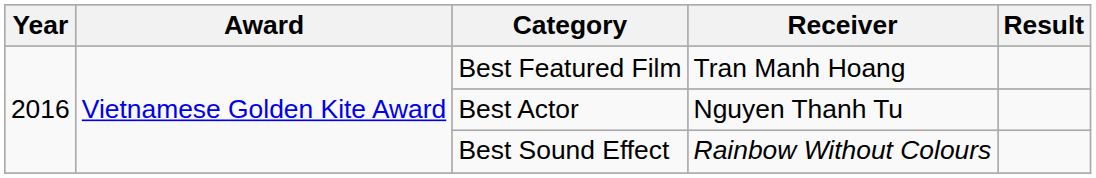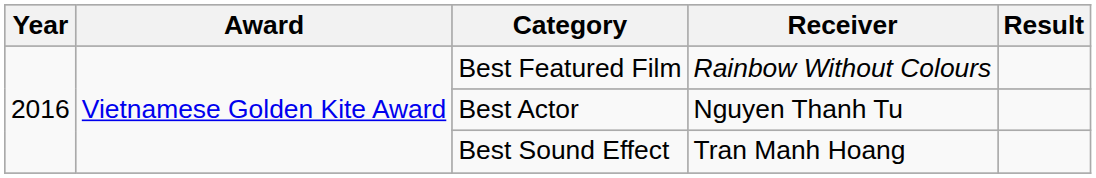(800, 67) Tran Manh Hoang -> (842, 67) Rainbow Without Colours
(842, 151) Rainbow Without Colours -> (800, 151) Tran Manh Hoang
